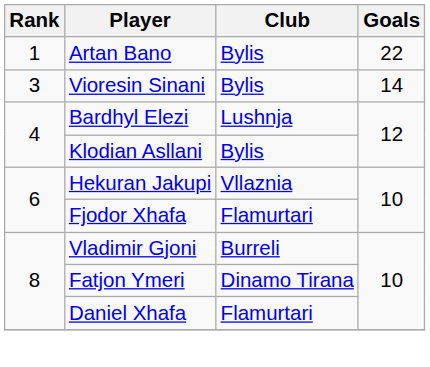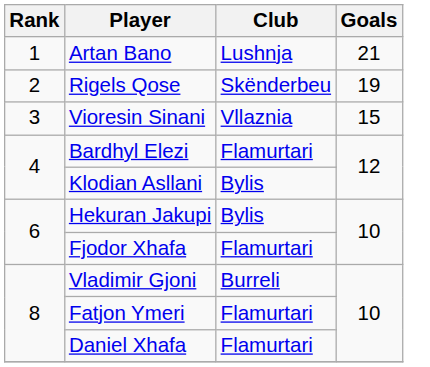(242, 53) Bylis -> (256, 53) Lushnja
(392, 53) 22 -> (369, 53) 21
+ row: (125, 85)
(242, 85) Bylis -> (256, 118) Vllaznia
(392, 85) 14 -> (369, 118) 15
(256, 118) Lushnja -> (267, 150) Flamurtari
(256, 183) Vllaznia -> (242, 215) Bylis
(287, 280) Dinamo Tirana -> (267, 313) Flamurtari
